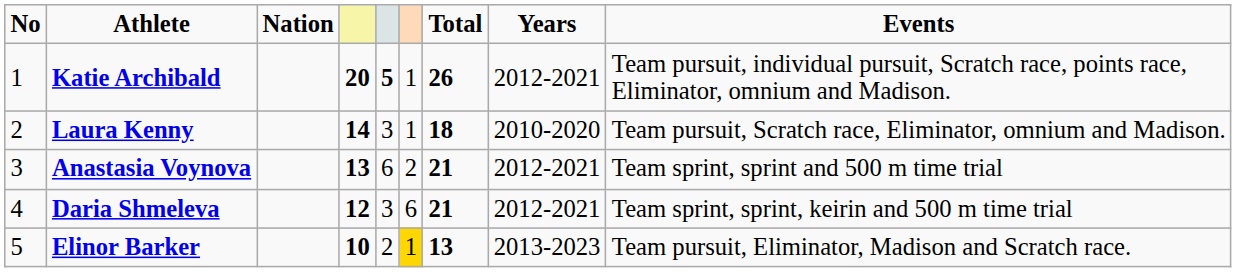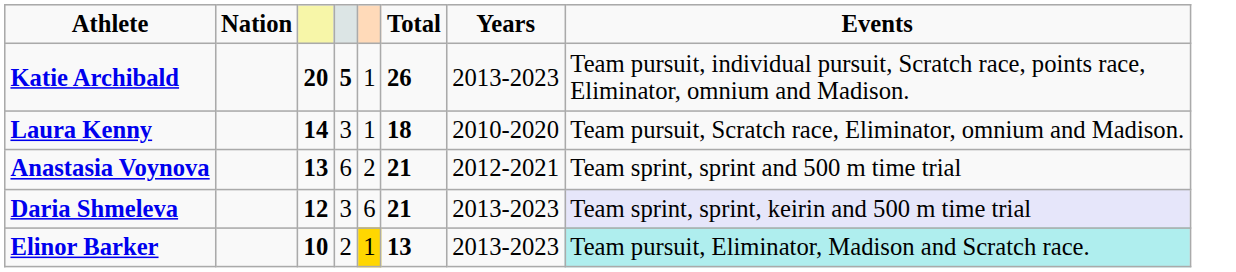- column: (26, 24)
(547, 76) 2012-2021 -> (506, 76) 2013-2023
(547, 208) 2012-2021 -> (506, 208) 2013-2023
(842, 208) no background -> (801, 208) lavender background
(871, 247) no background -> (830, 247) paleturquoise background
